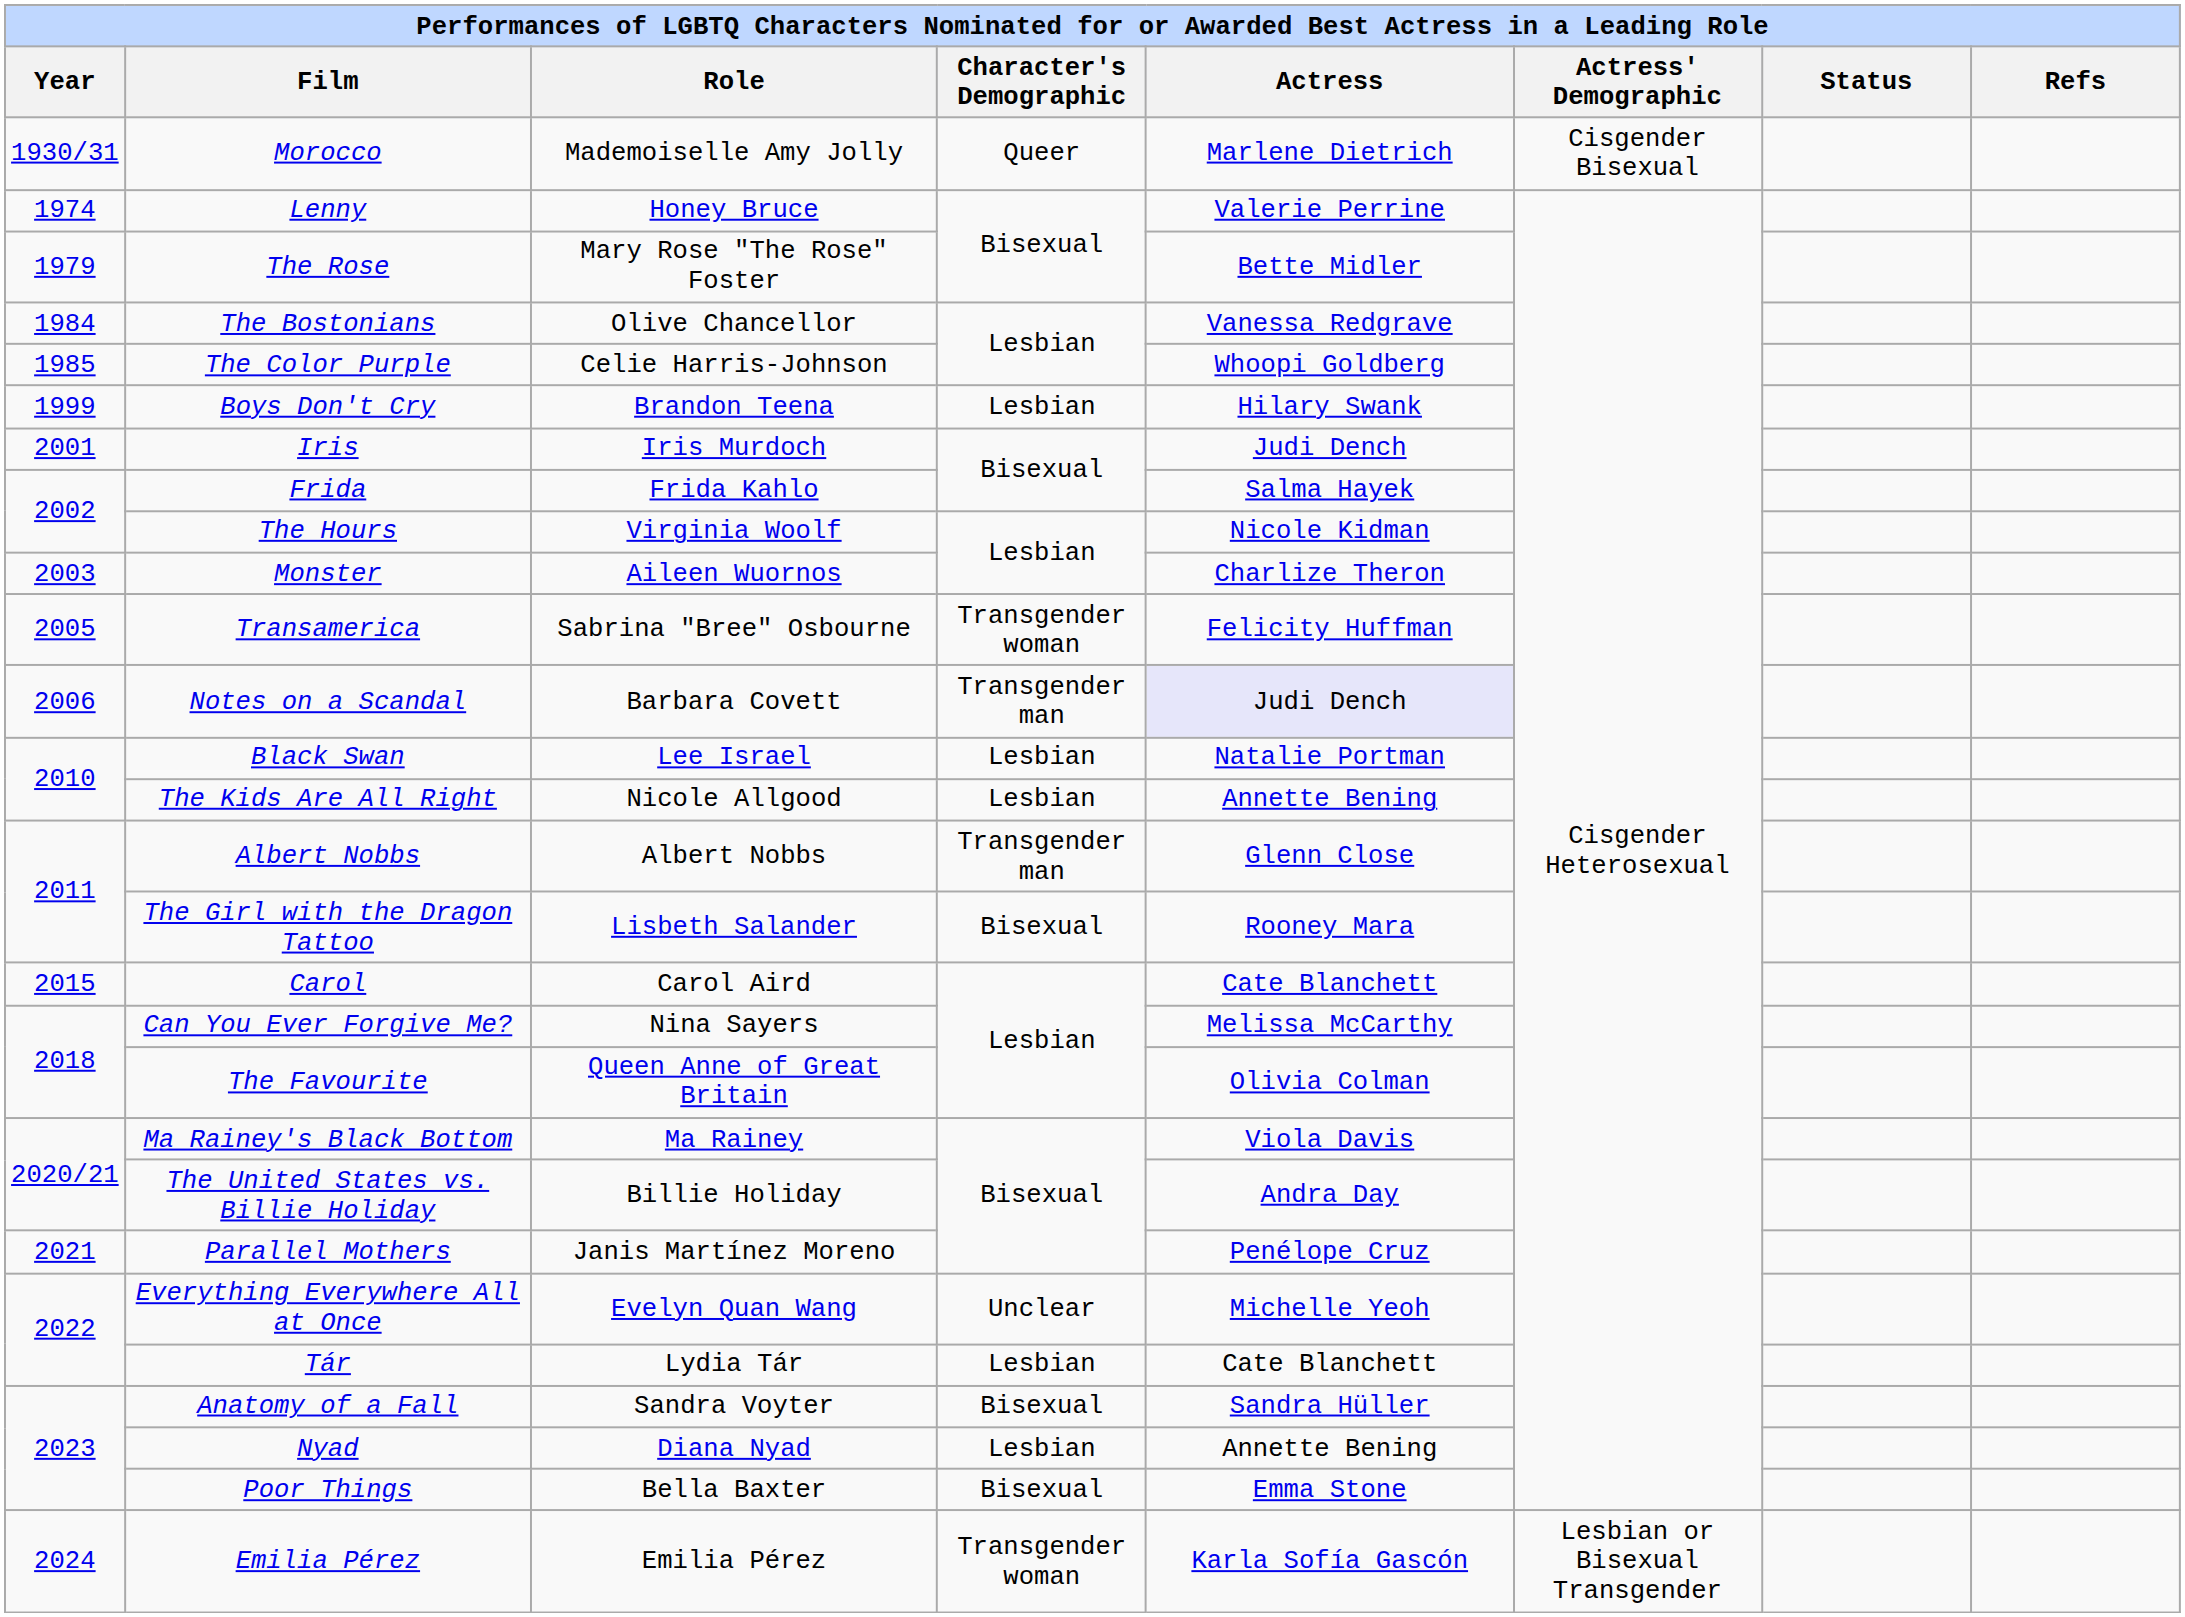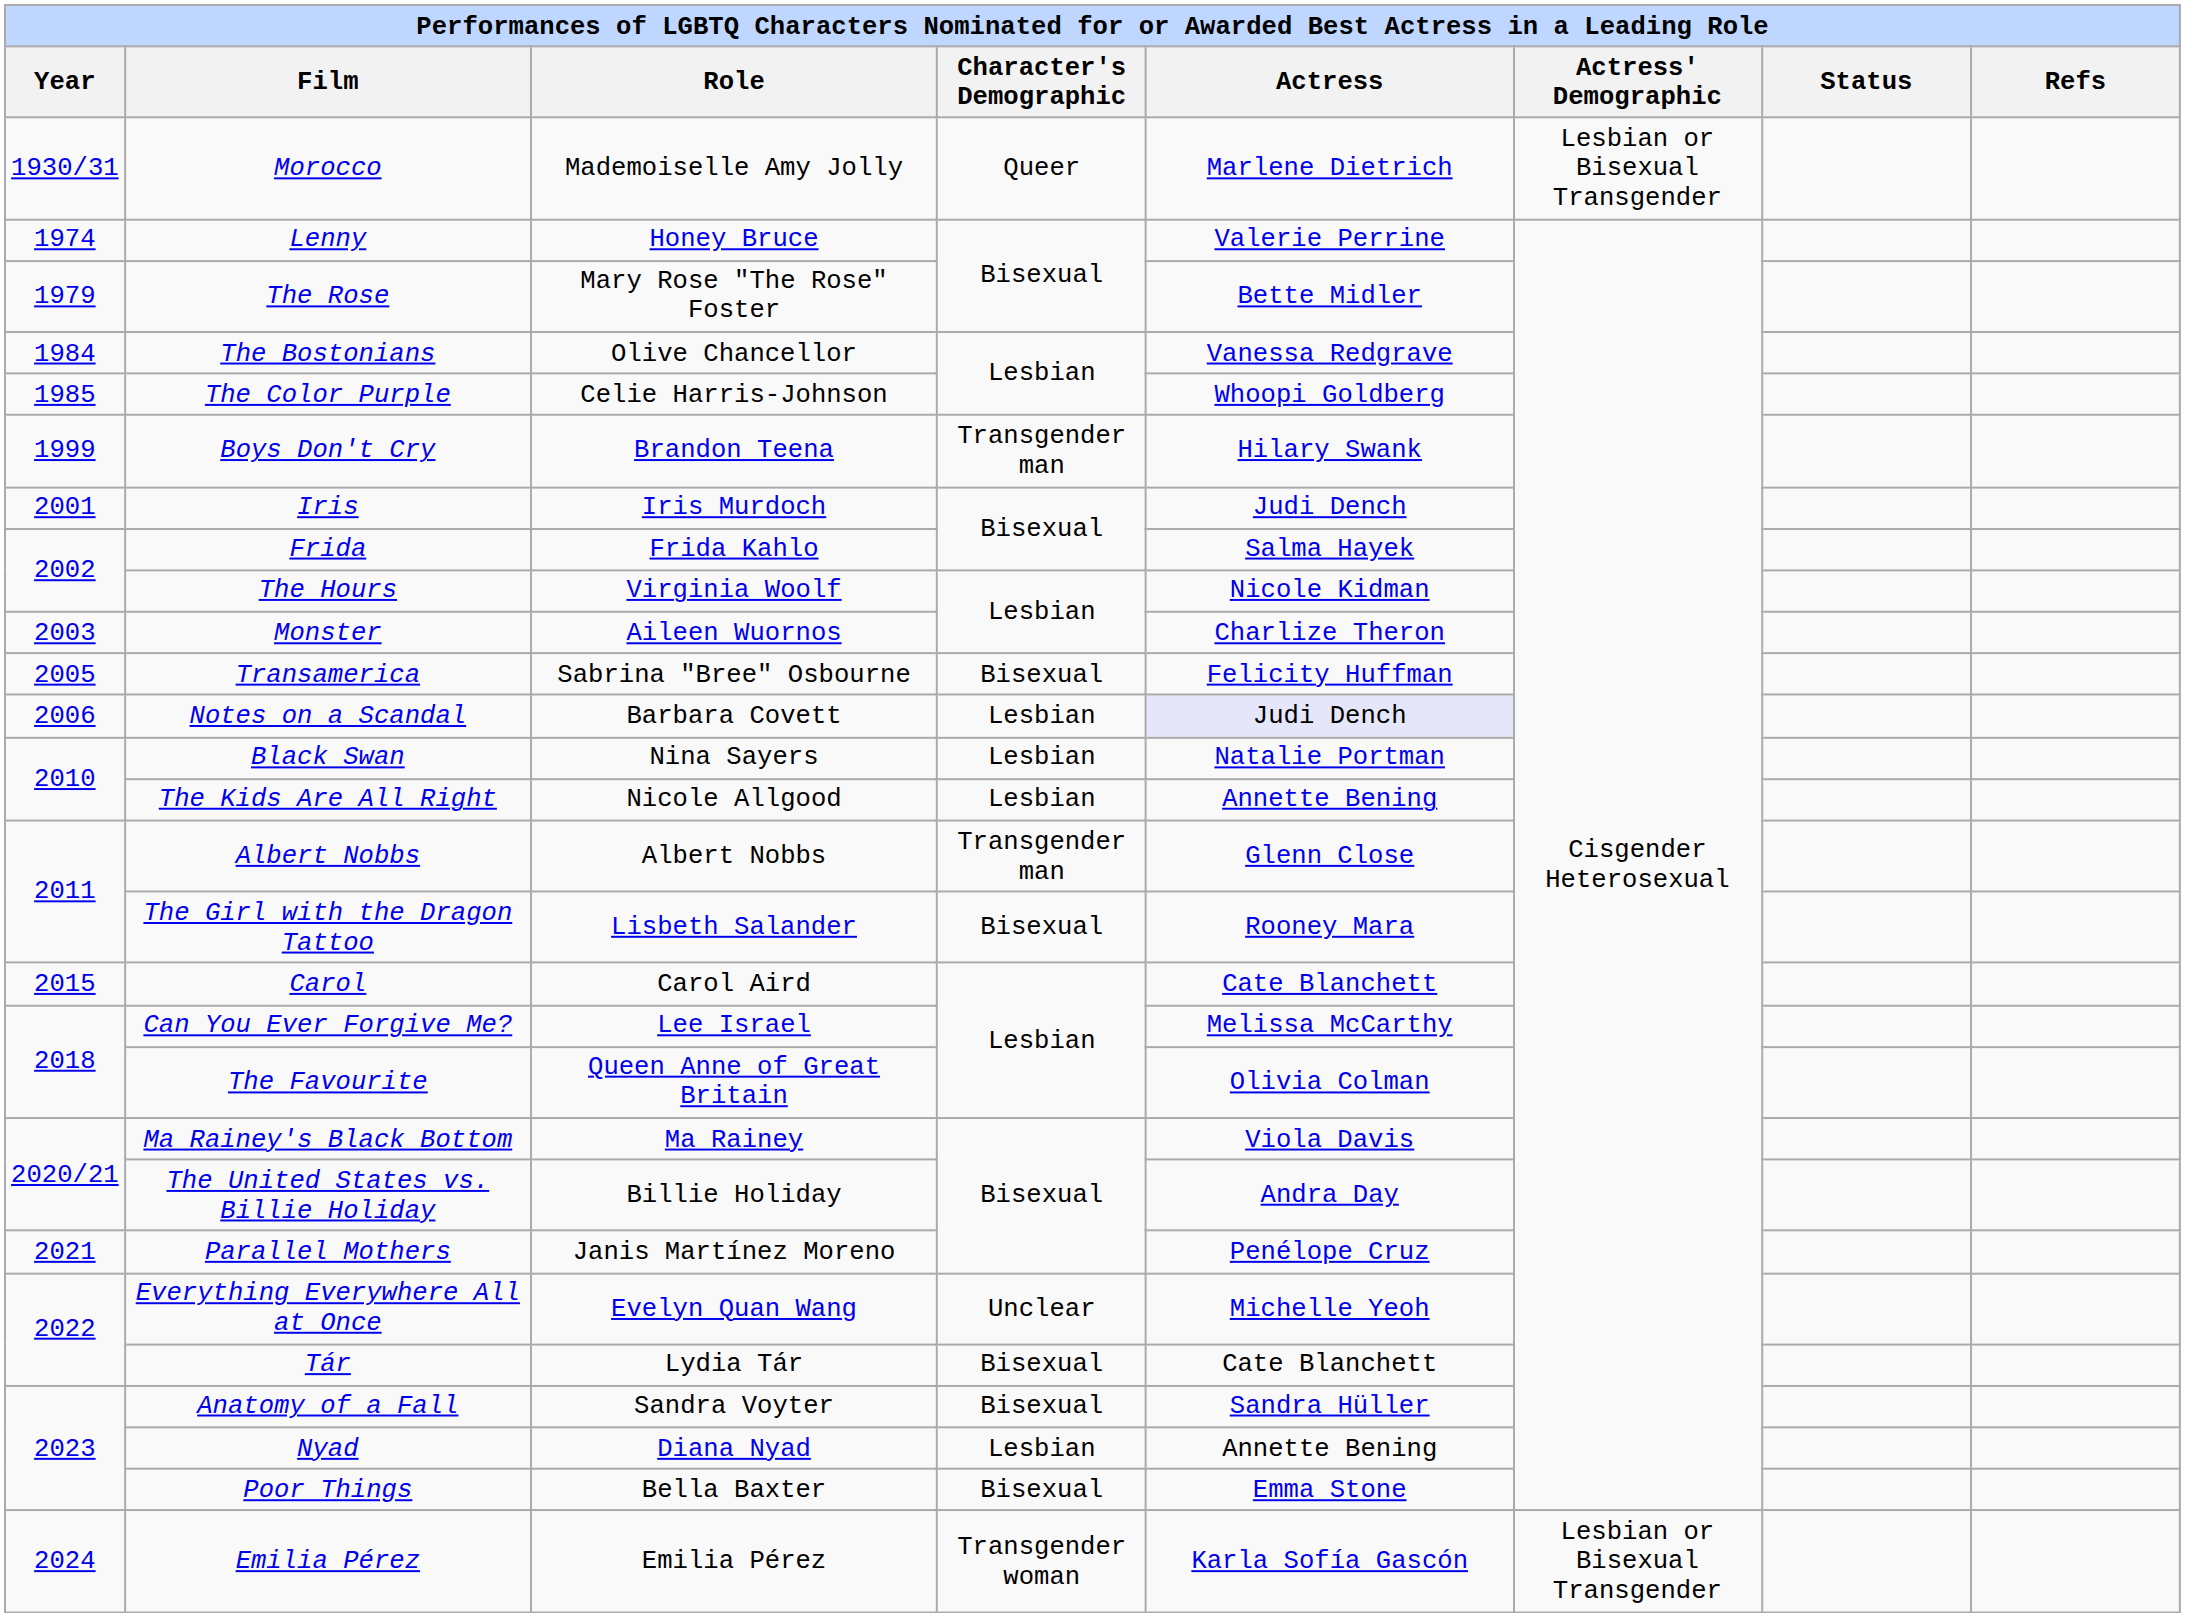(1637, 154) Cisgender Bisexual -> (1637, 168) Lesbian or Bisexual Transgender
(1042, 407) Lesbian -> (1042, 451) Transgender man
(1042, 630) Transgender woman -> (1042, 674) Bisexual
(1042, 701) Transgender man -> (1042, 716) Lesbian
(734, 758) Lee Israel -> (734, 758) Nina Sayers
(734, 1026) Nina Sayers -> (734, 1026) Lee Israel
(1042, 1365) Lesbian -> (1042, 1365) Bisexual
